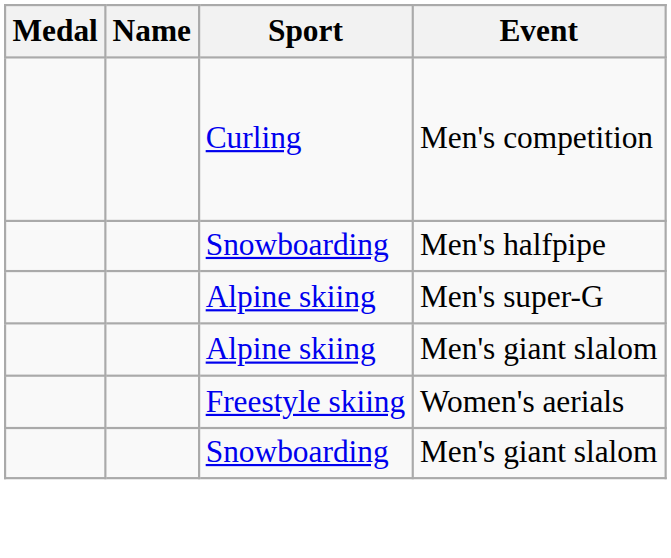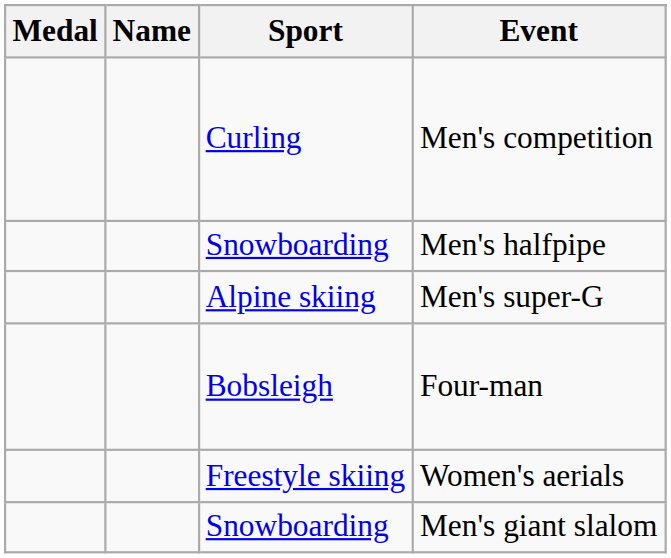+ row: (269, 386)
- row: (291, 349)
